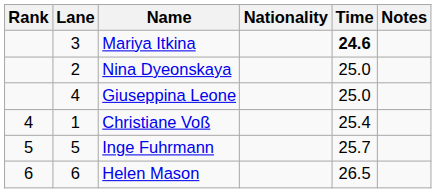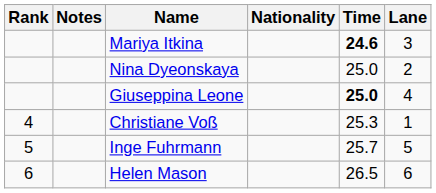columns swapped: (75, 17) <-> (404, 17)
(355, 95) normal -> (362, 95) bold
(355, 122) 25.4 -> (362, 122) 25.3
